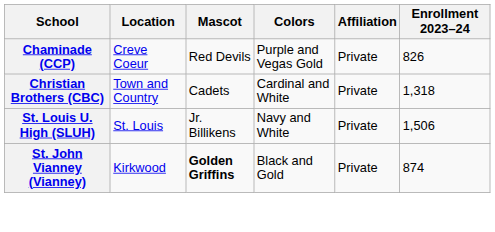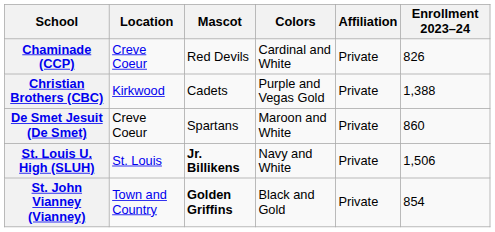(290, 56) Purple and Vegas Gold -> (295, 56) Cardinal and White
(141, 91) Town and Country -> (138, 91) Kirkwood
(293, 91) Cardinal and White -> (291, 91) Purple and Vegas Gold
(419, 91) 1,318 -> (419, 91) 1,388
+ row: (57, 125)
(212, 125) normal -> (213, 160) bold
(140, 167) Kirkwood -> (140, 202) Town and Country
(413, 167) 874 -> (414, 202) 854
